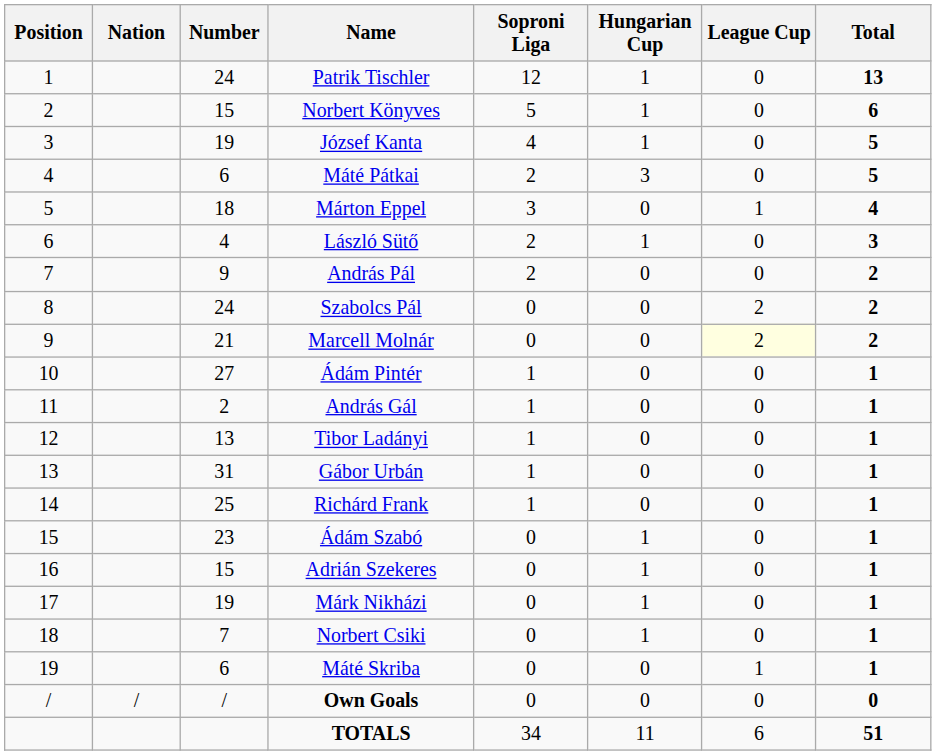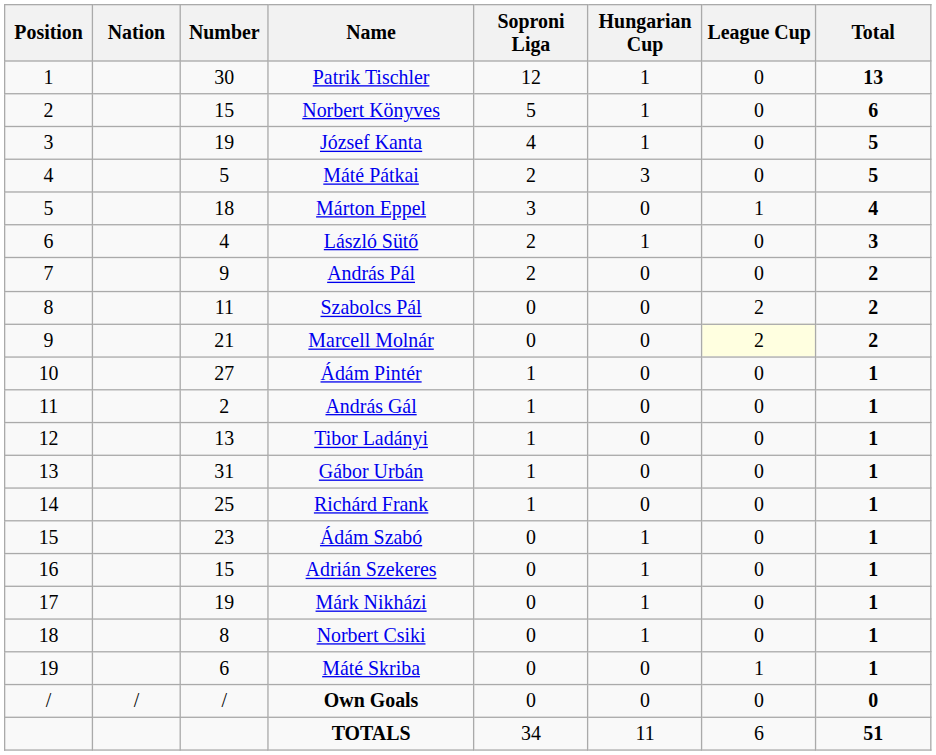(224, 77) 24 -> (224, 77) 30
(224, 176) 6 -> (224, 176) 5
(224, 307) 24 -> (224, 307) 11
(224, 635) 7 -> (224, 635) 8
